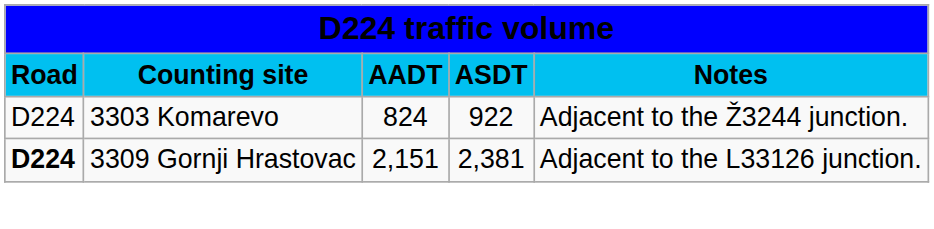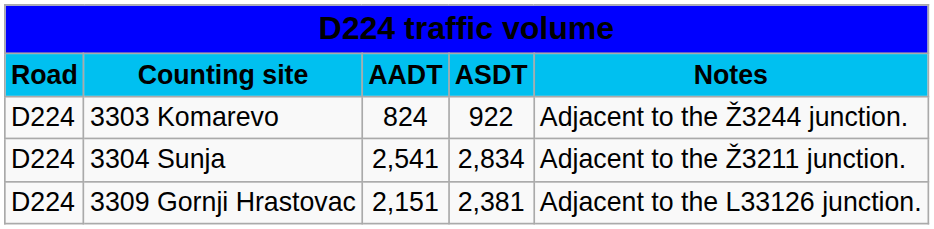+ row: (158, 159)
(43, 159) bold -> (43, 201) normal
